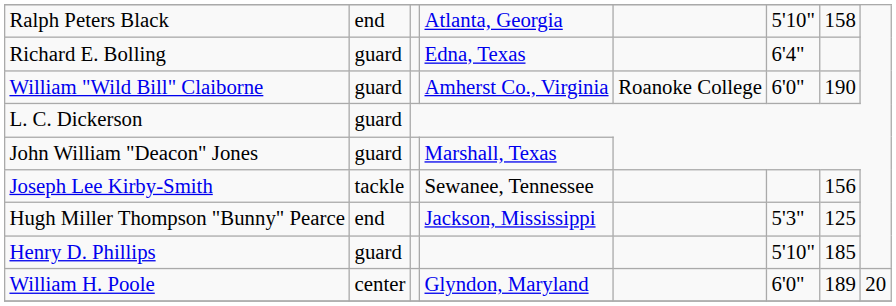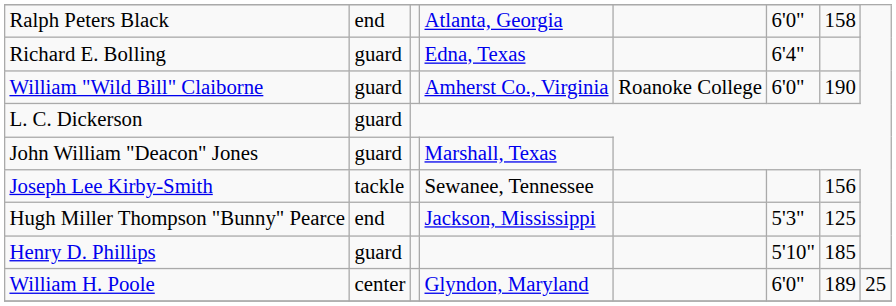(793, 20) 5'10" -> (788, 20) 6'0"
(876, 284) 20 -> (876, 284) 25
